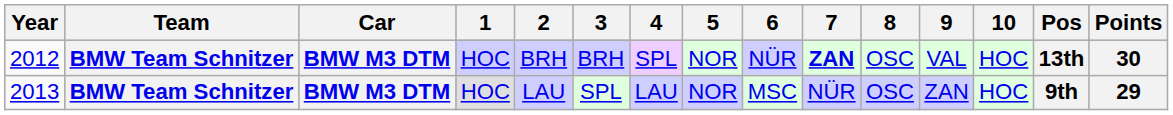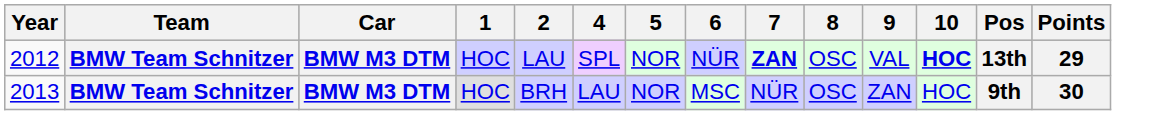- column: (601, 23)
(544, 58) BRH -> (544, 58) LAU
(1004, 58) normal -> (947, 58) bold
(1129, 58) 30 -> (1071, 58) 29
(544, 93) LAU -> (544, 93) BRH
(1129, 93) 29 -> (1071, 93) 30
